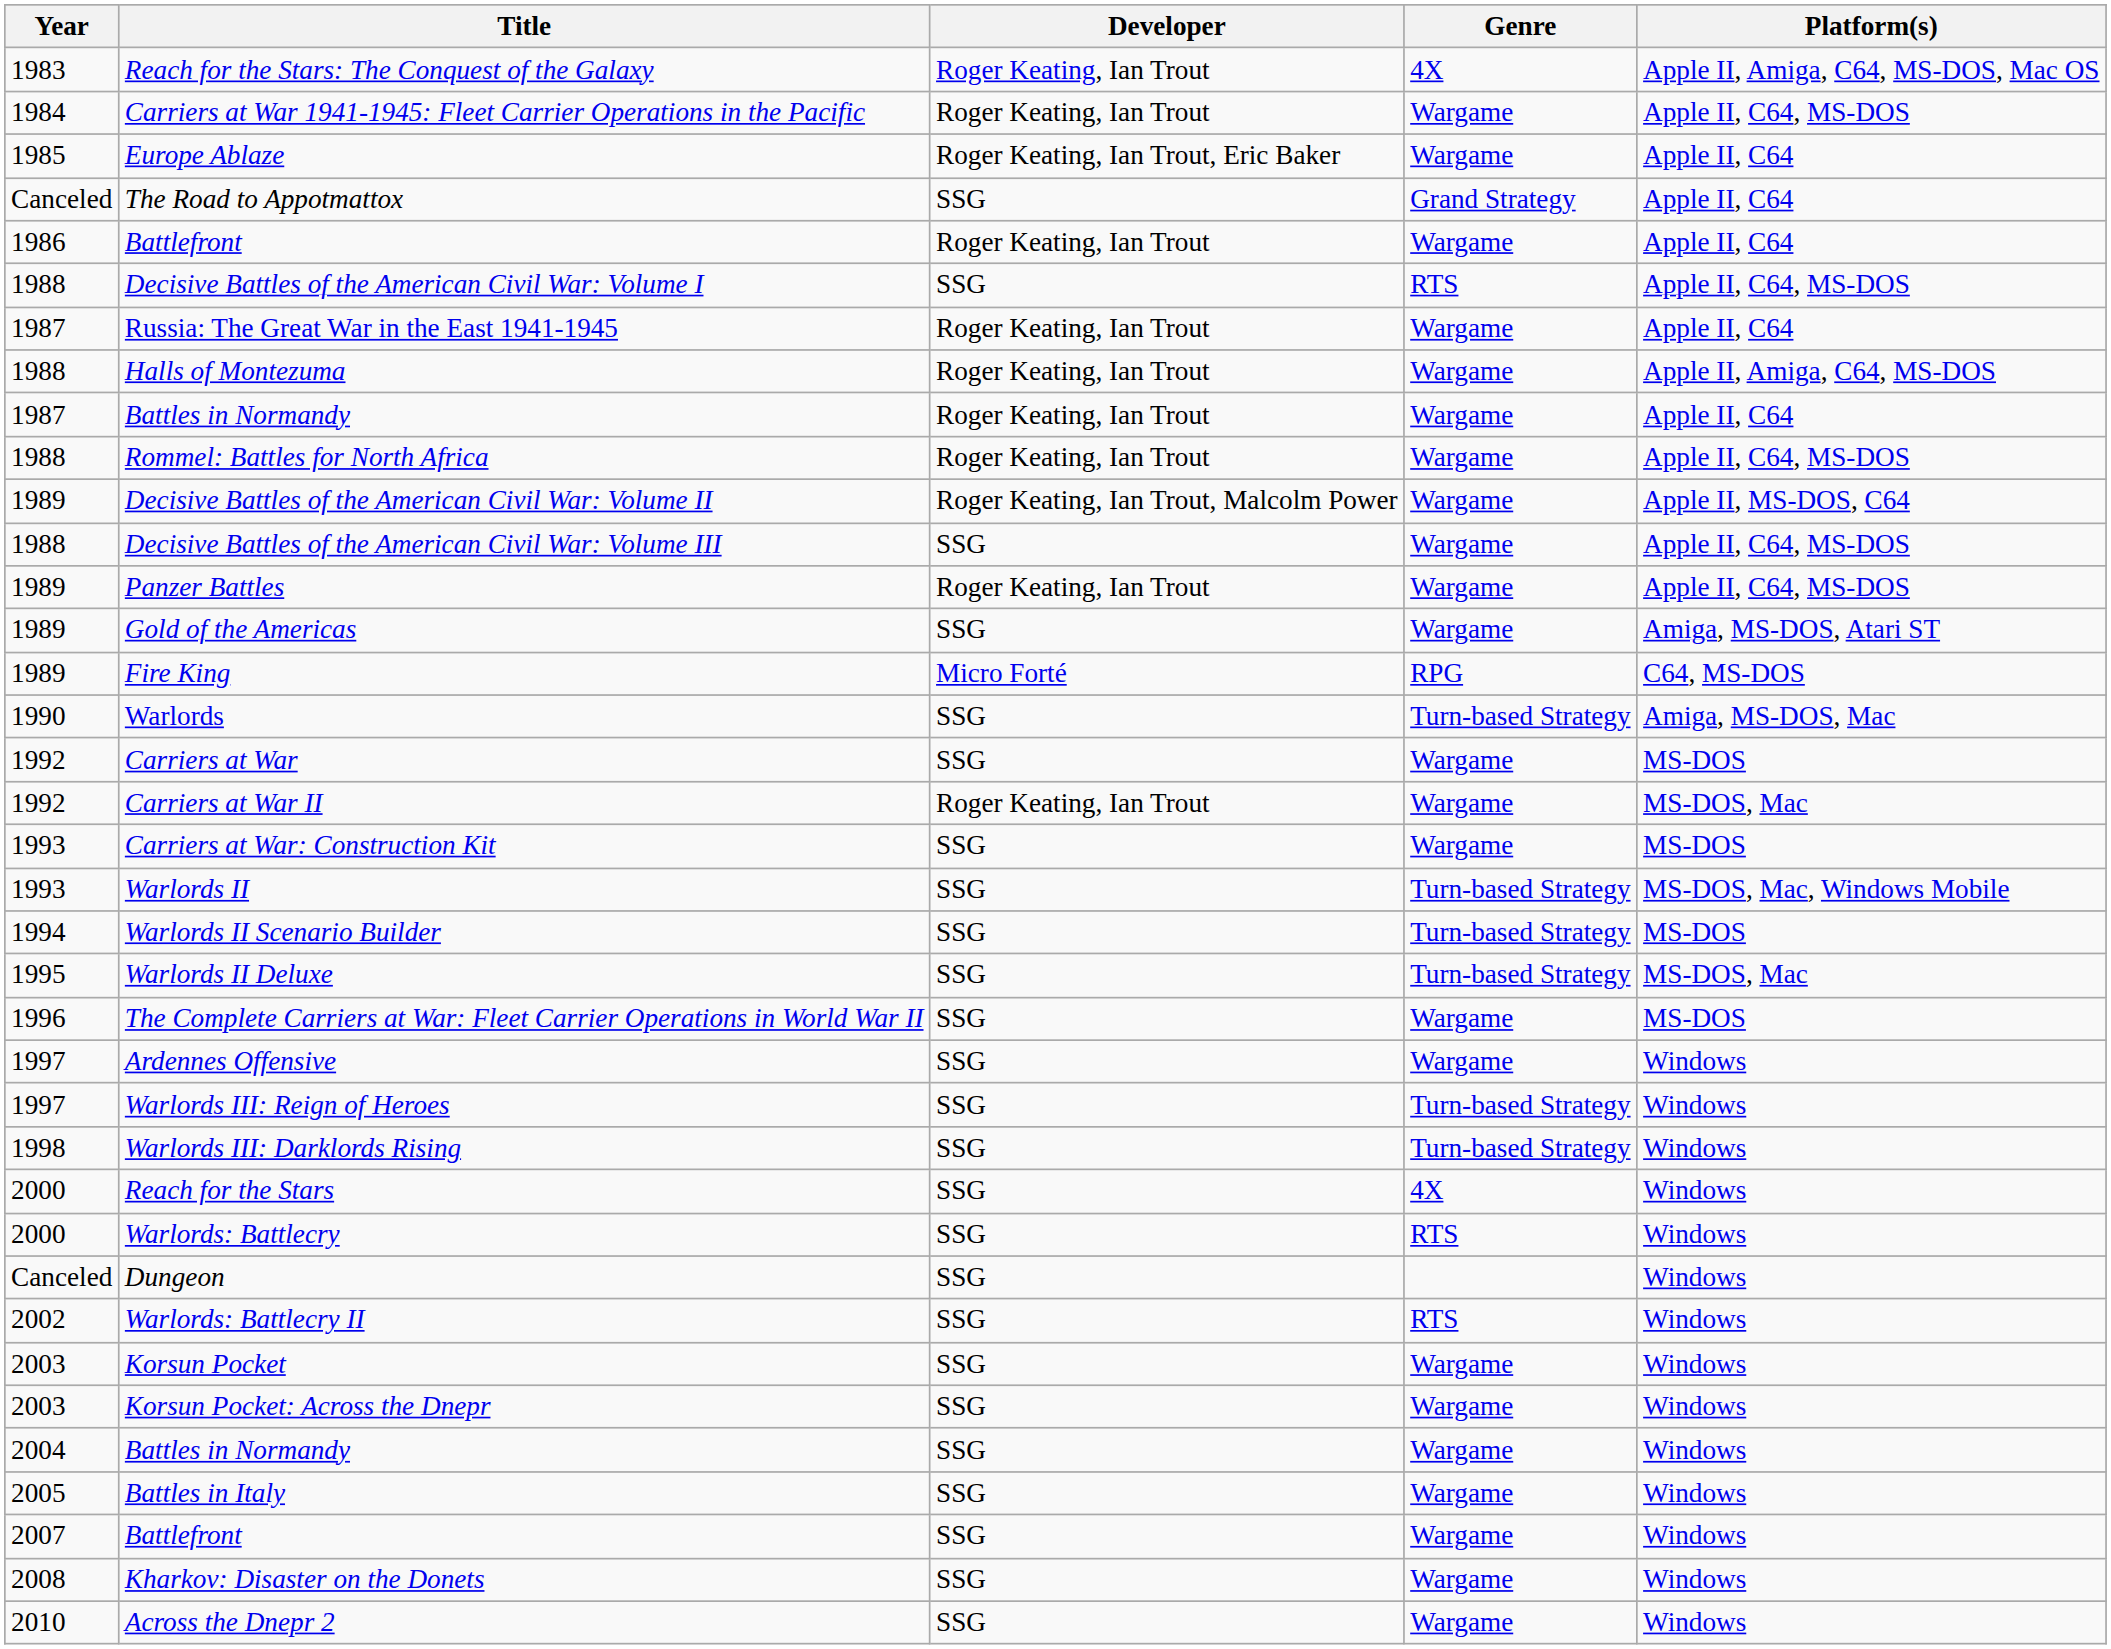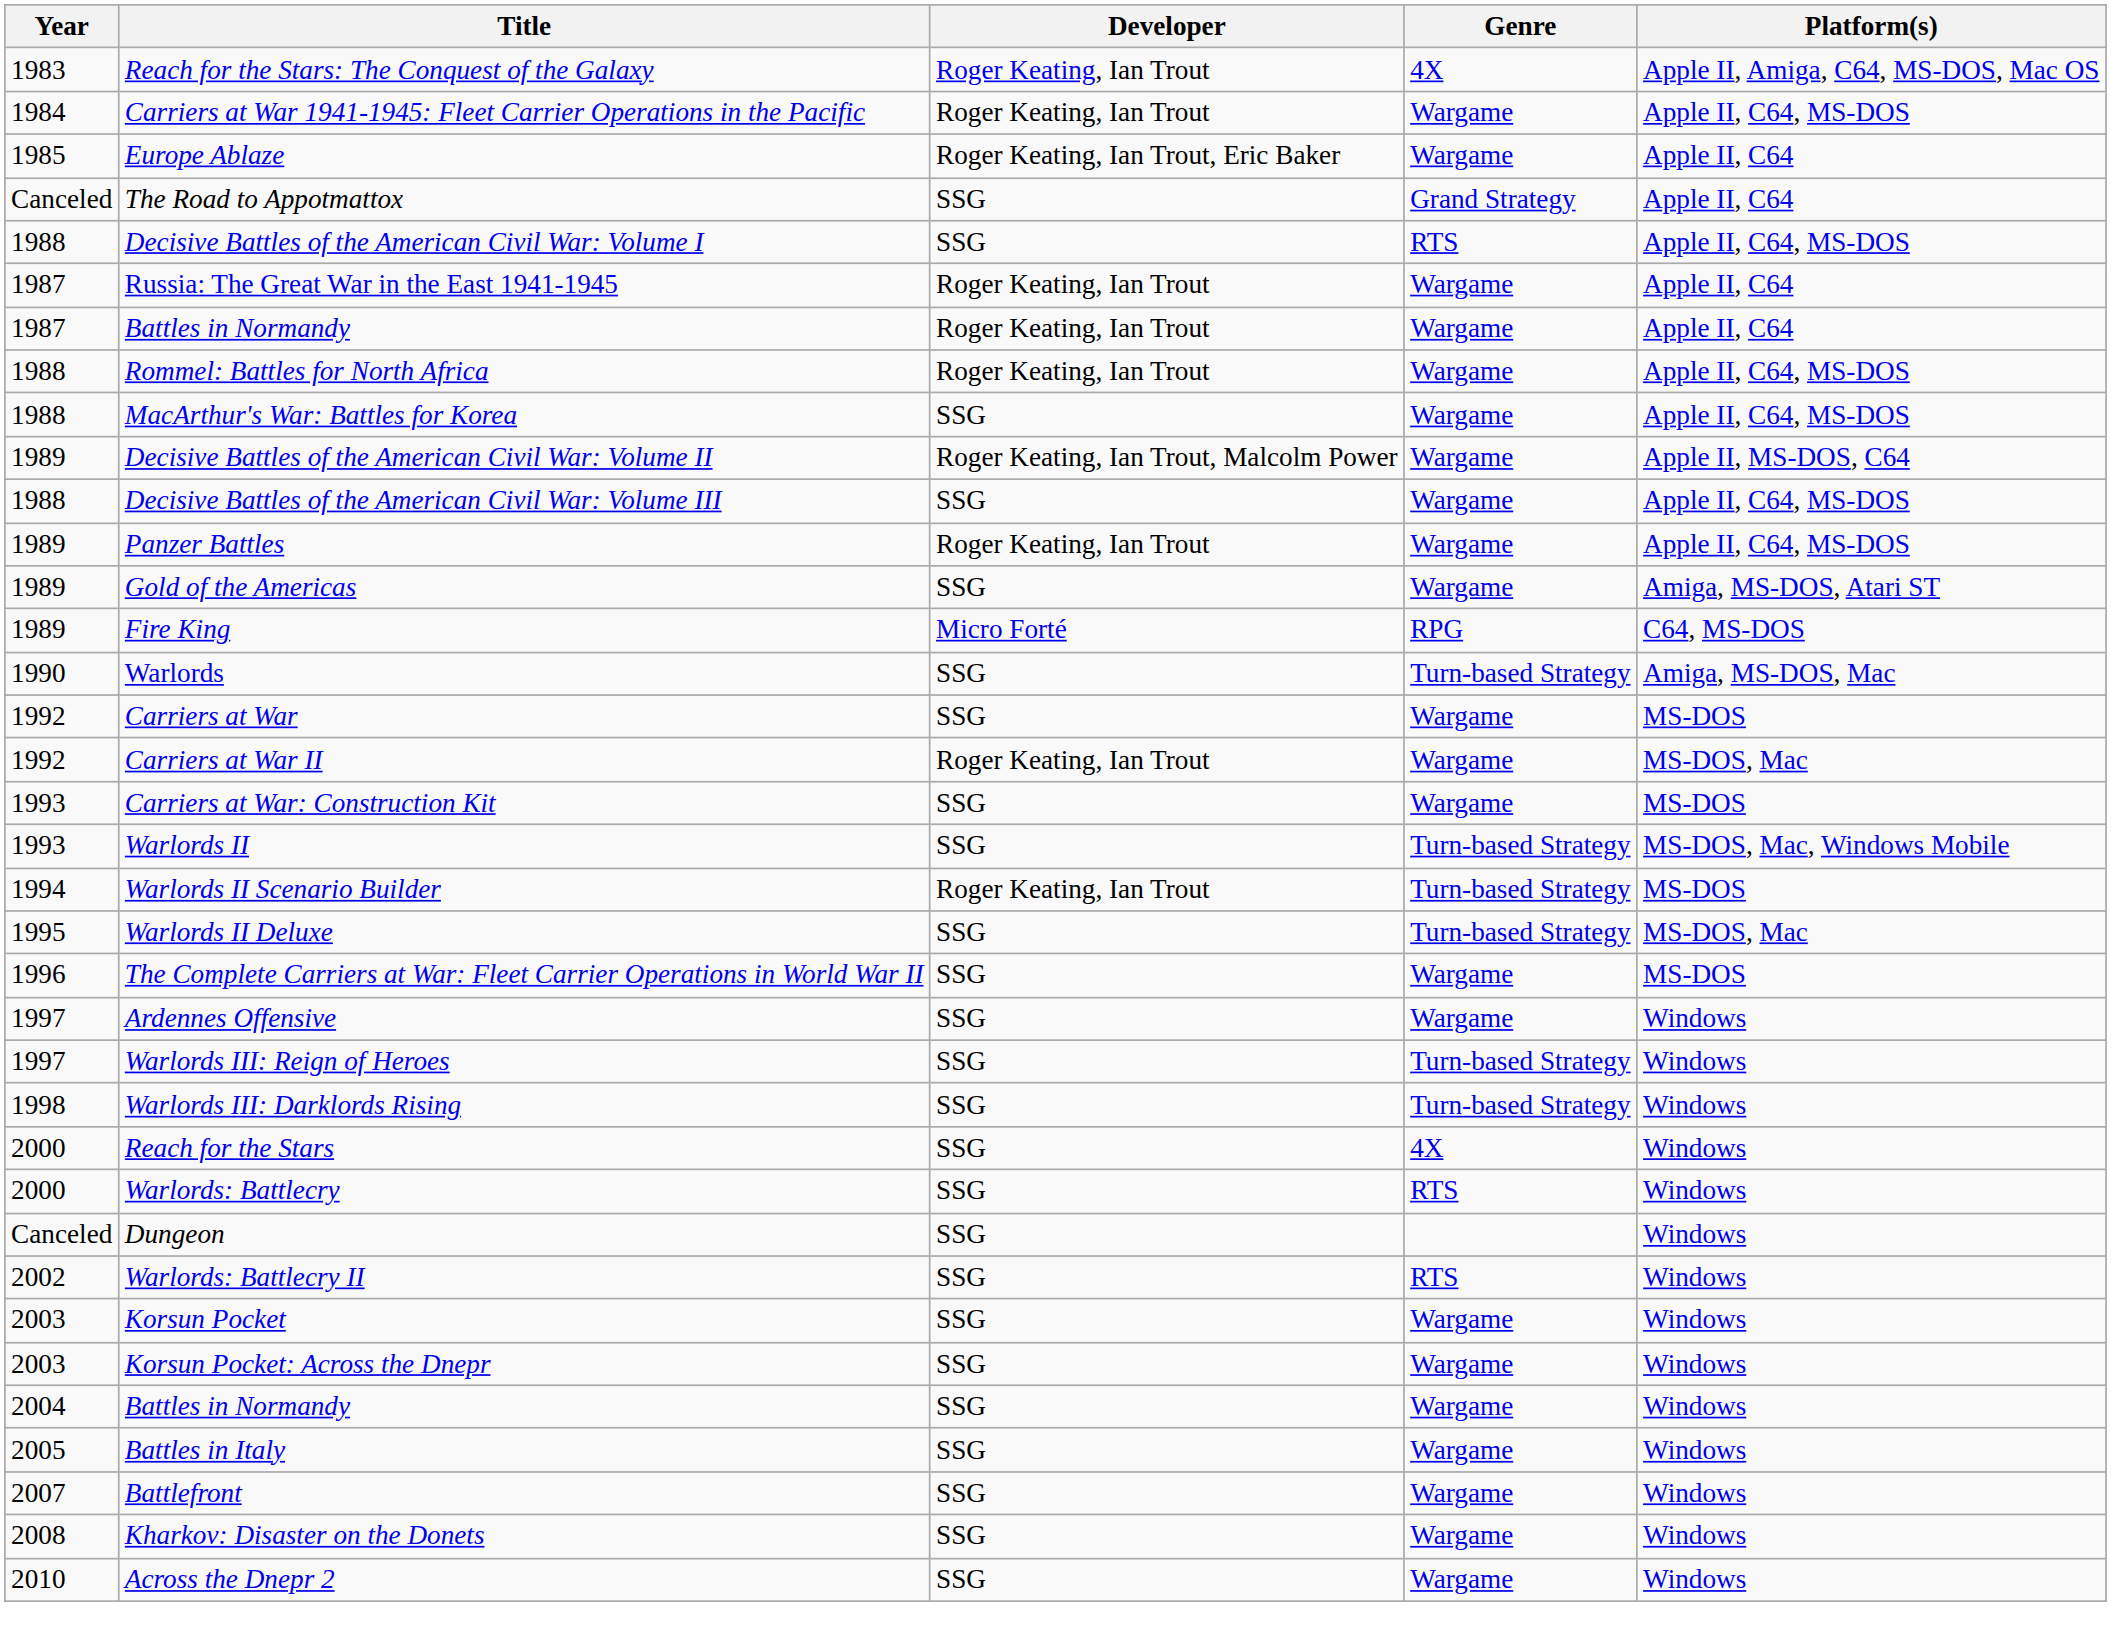- row: (38, 241)
- row: (38, 371)
+ row: (38, 414)
(961, 931) SSG -> (1073, 888) Roger Keating, Ian Trout
